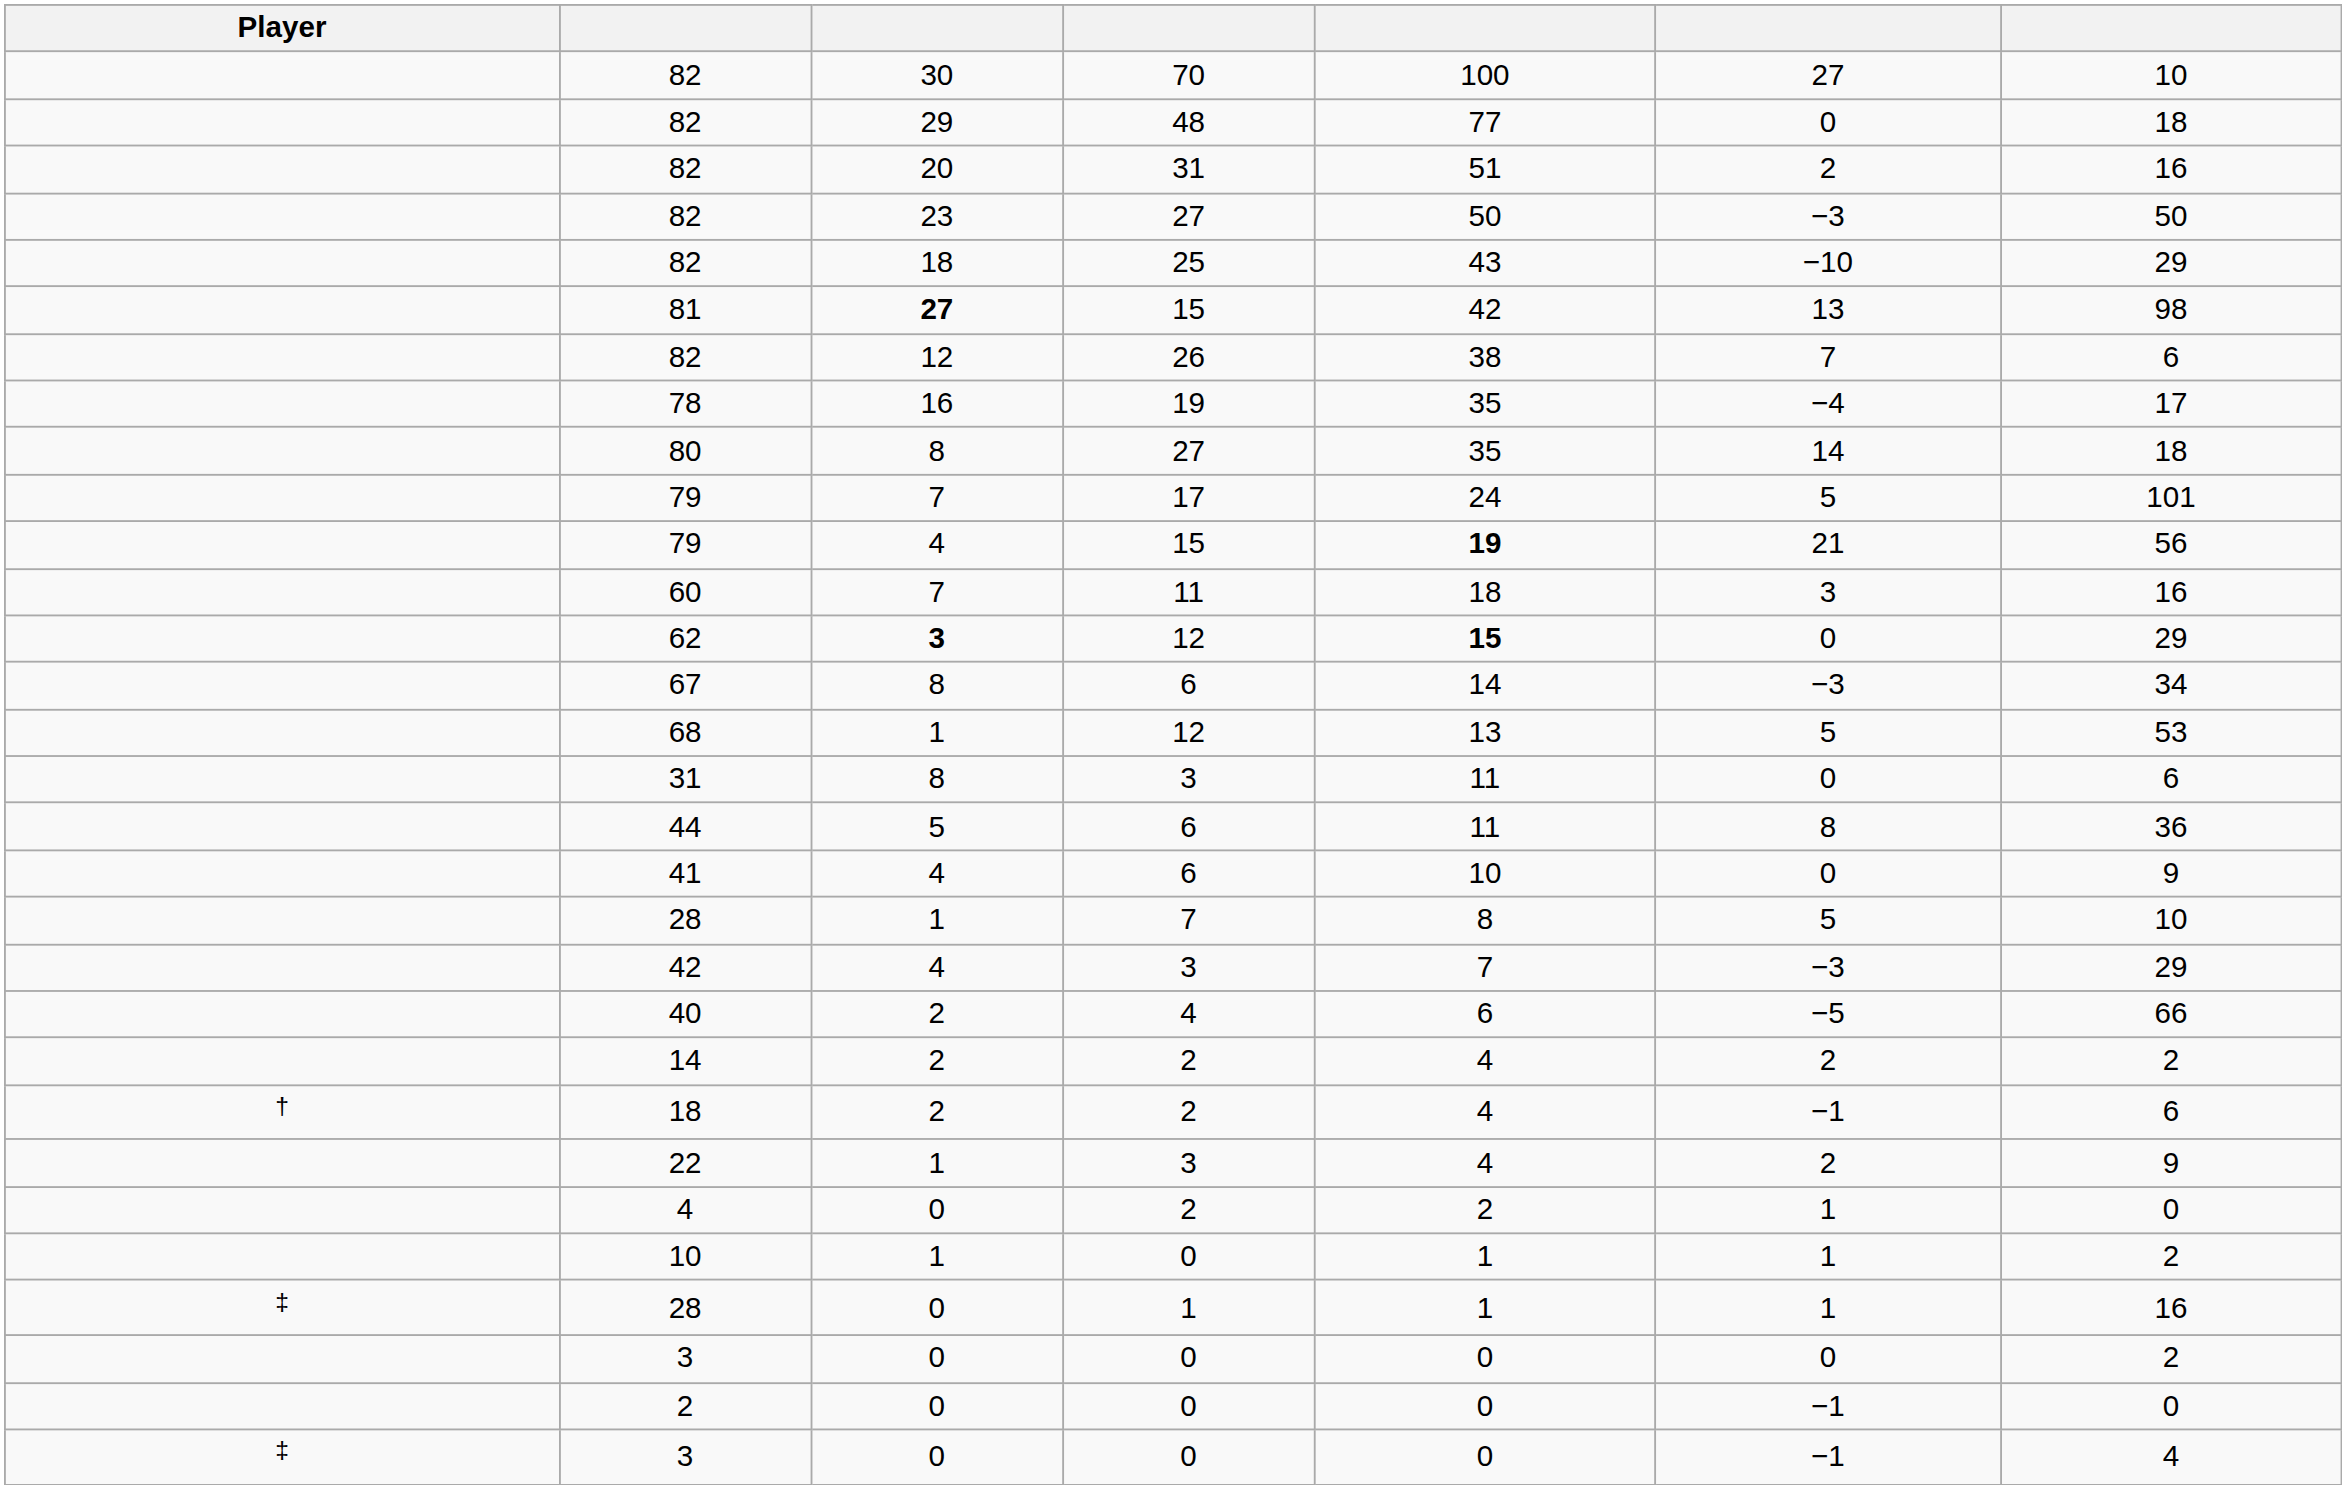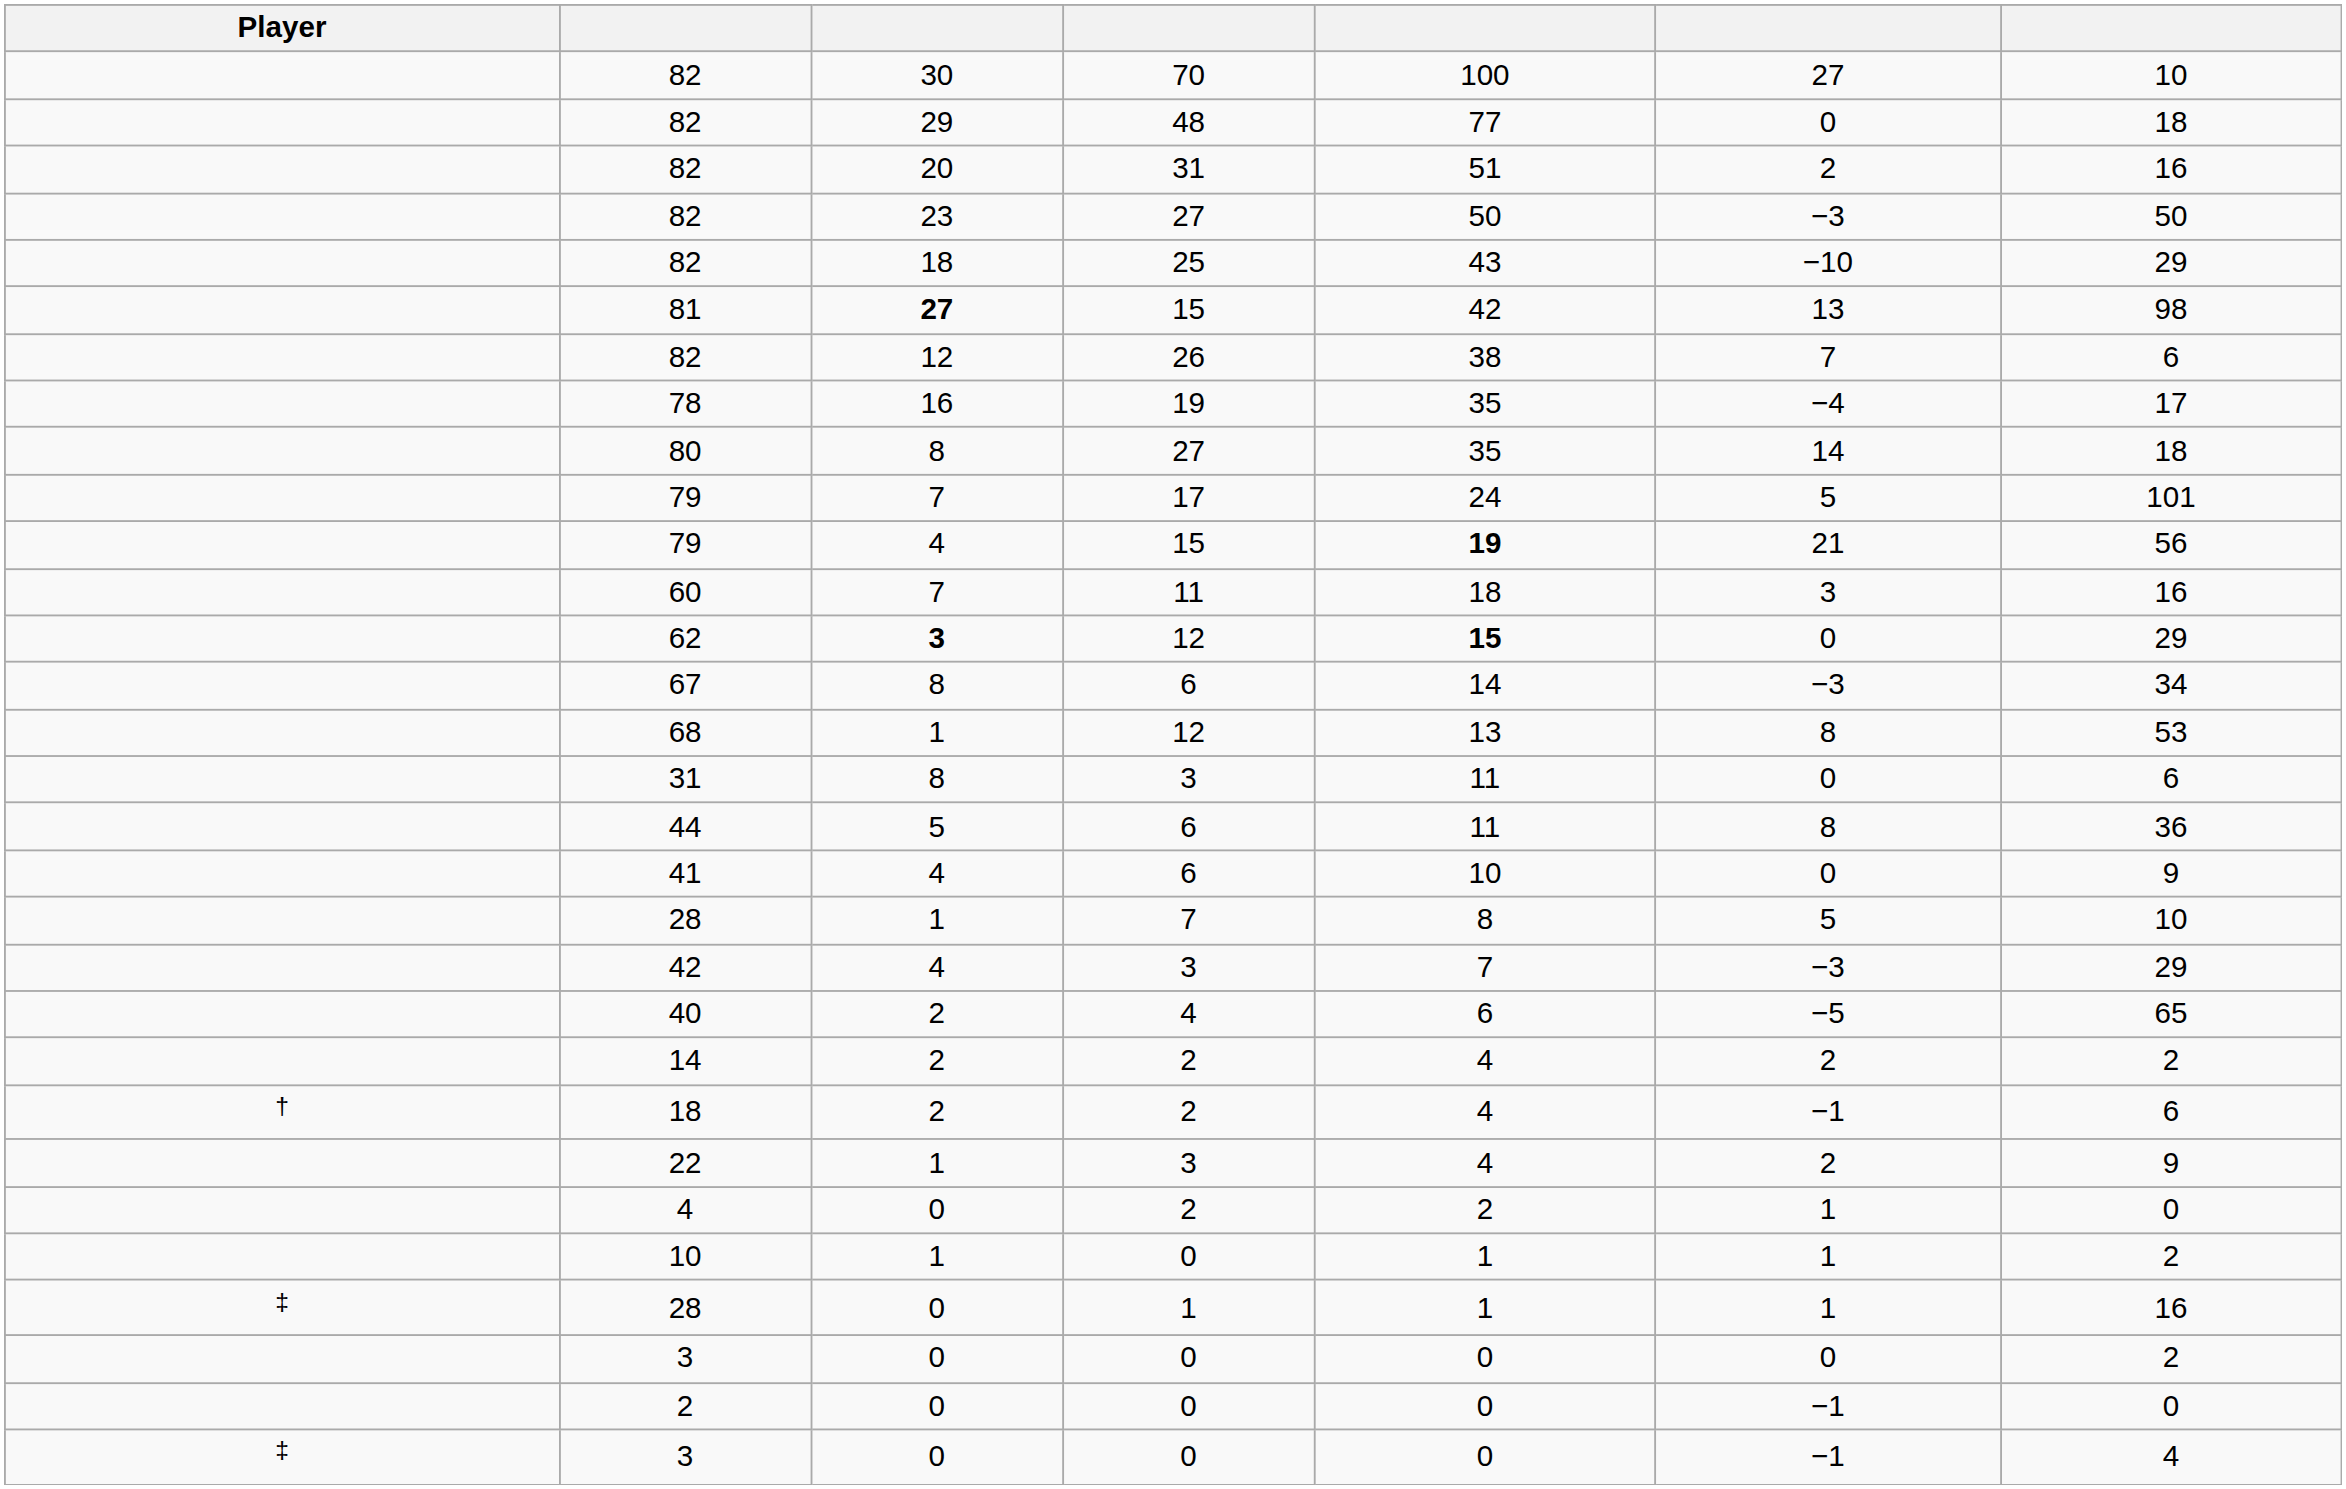(1828, 732) 5 -> (1828, 732) 8
(2171, 1013) 66 -> (2171, 1013) 65
